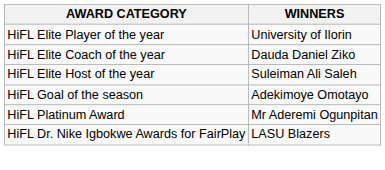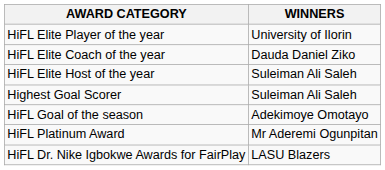+ row: (64, 94)
